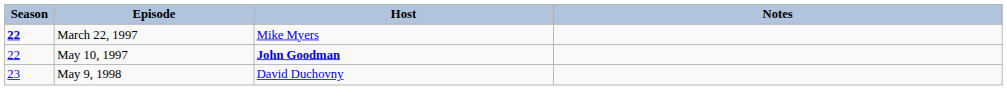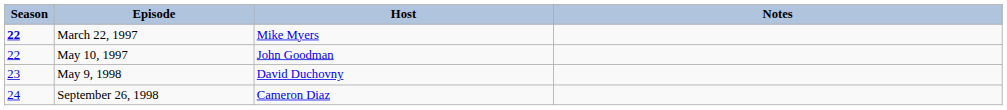(298, 54) bold -> (295, 54) normal
+ row: (108, 94)
